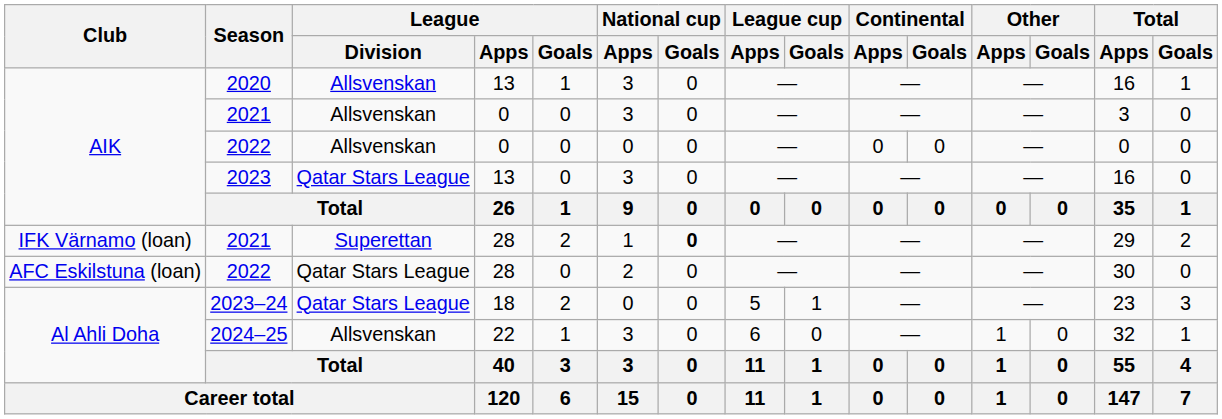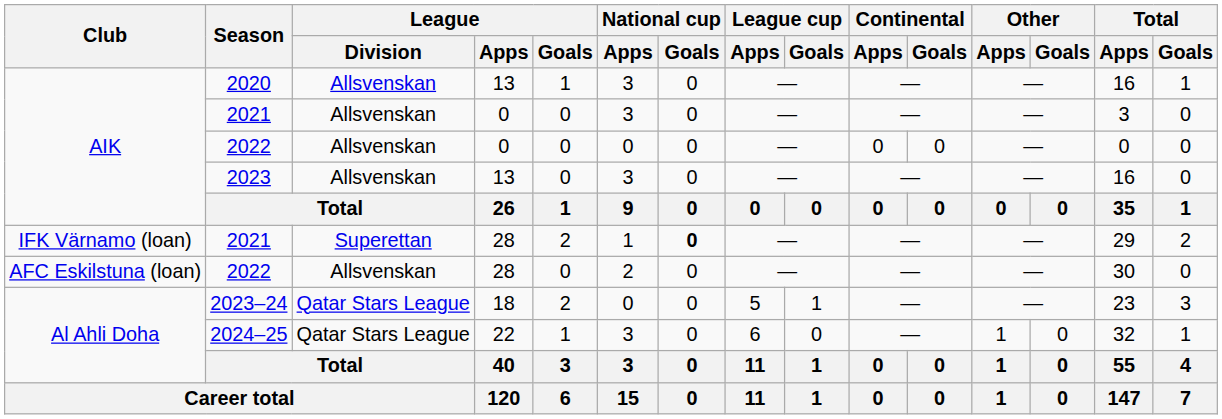(383, 177) Qatar Stars League -> (383, 177) Allsvenskan
(383, 271) Qatar Stars League -> (383, 271) Allsvenskan
(383, 334) Allsvenskan -> (383, 334) Qatar Stars League
